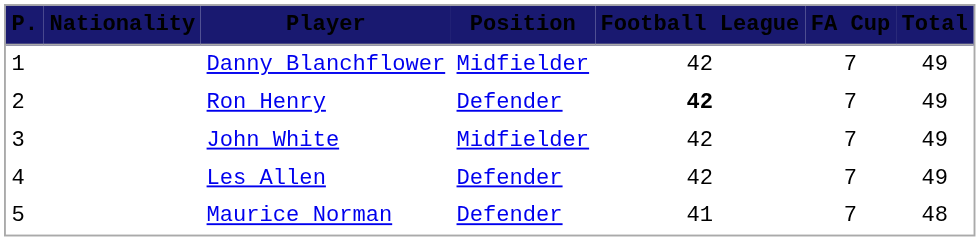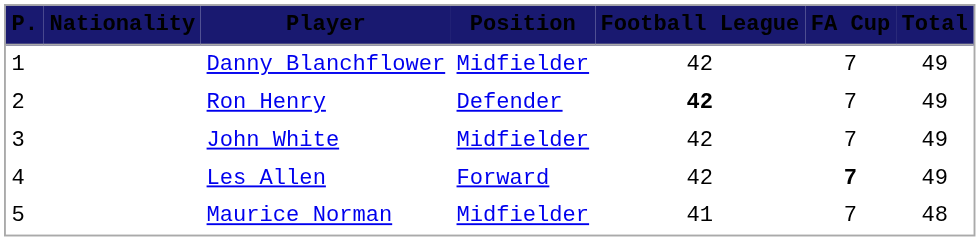(510, 178) Defender -> (503, 178) Forward
(850, 178) normal -> (850, 178) bold
(510, 216) Defender -> (523, 216) Midfielder
